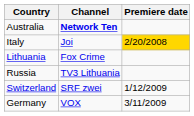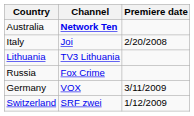(146, 42) gold background -> (146, 42) no background
(83, 57) Fox Crime -> (90, 57) TV3 Lithuania
(90, 73) TV3 Lithuania -> (83, 73) Fox Crime
rows swapped: (26, 103) <-> (31, 88)
